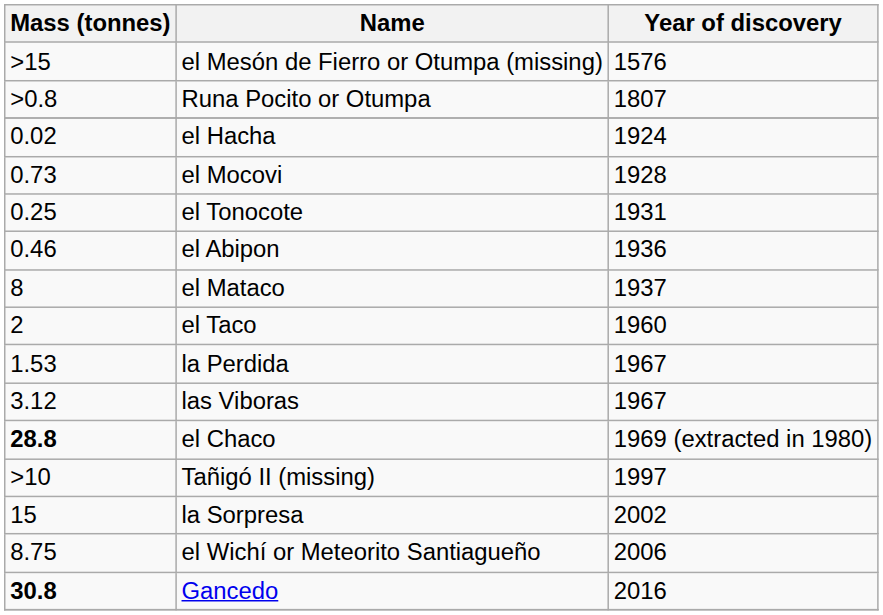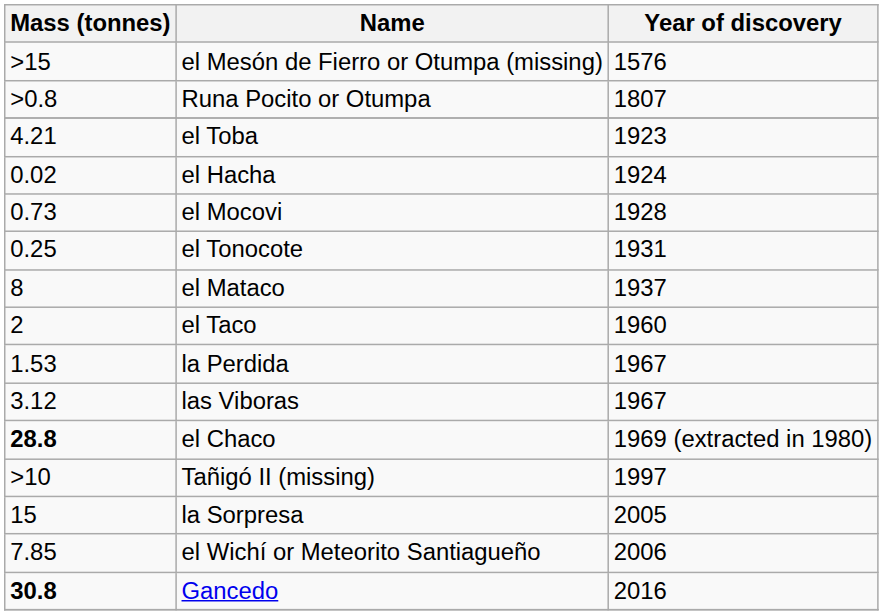+ row: (220, 136)
- row: (231, 250)
(640, 514) 2002 -> (640, 514) 2005
(33, 552) 8.75 -> (33, 552) 7.85
